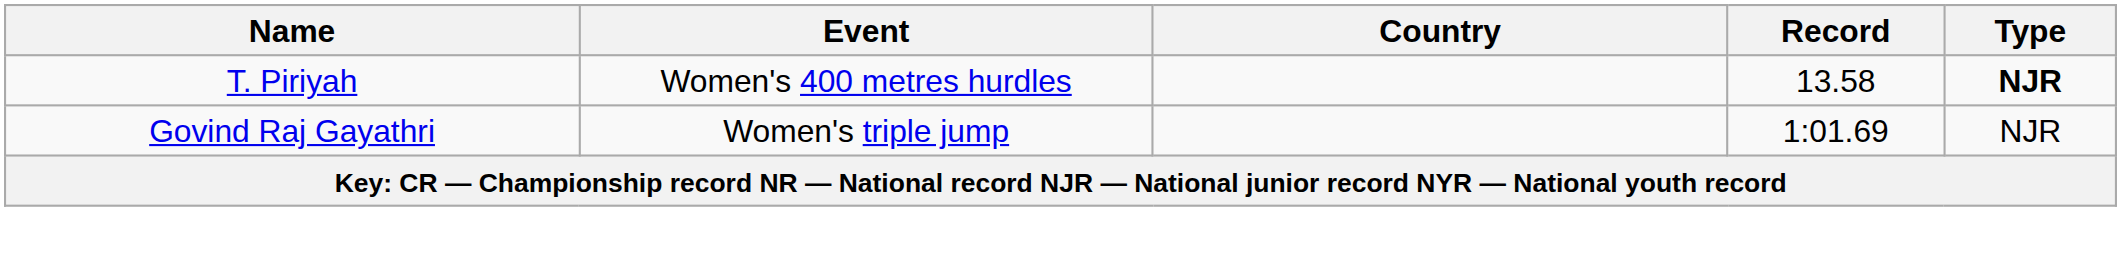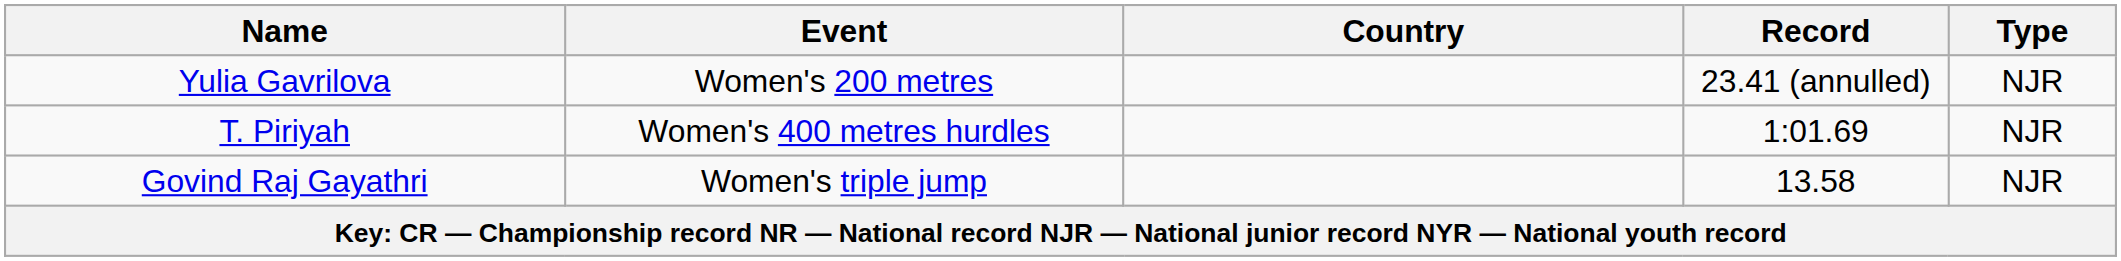+ row: (285, 81)
(1836, 81) 13.58 -> (1816, 131) 1:01.69
(2030, 81) bold -> (2032, 131) normal
(1836, 131) 1:01.69 -> (1816, 181) 13.58
